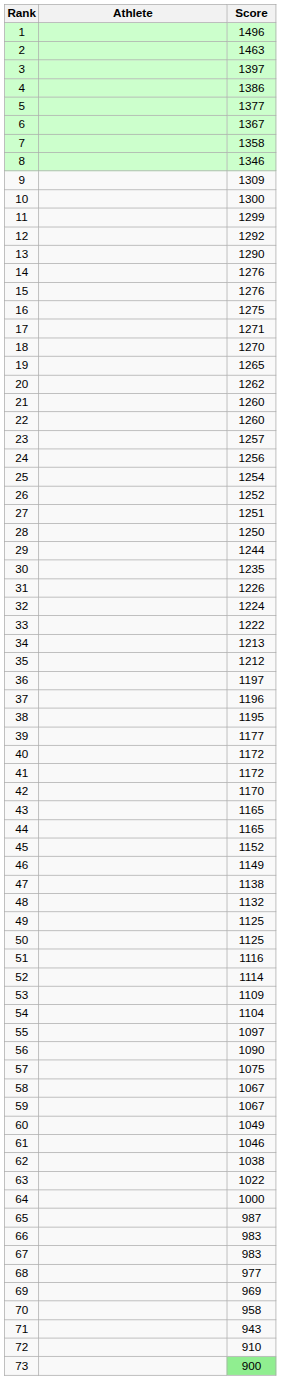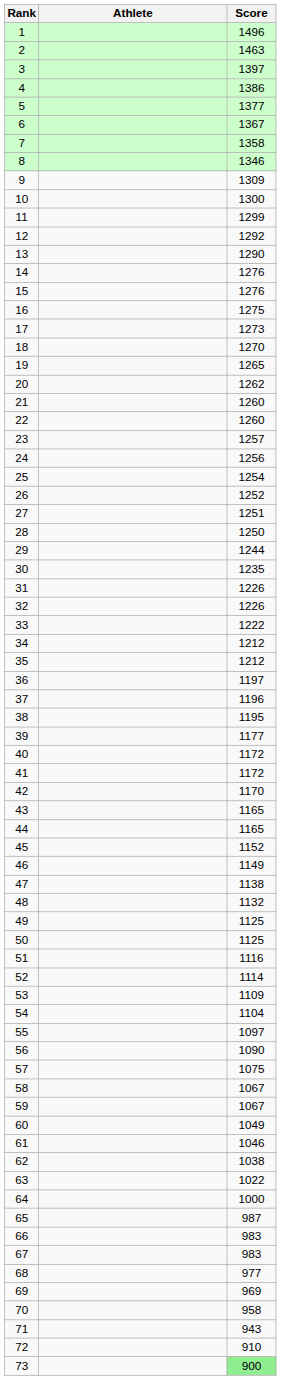(251, 328) 1271 -> (251, 328) 1273
(251, 606) 1224 -> (251, 606) 1226
(251, 643) 1213 -> (251, 643) 1212
